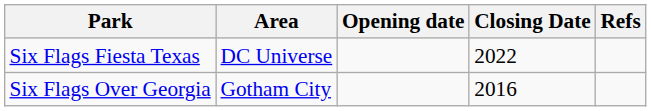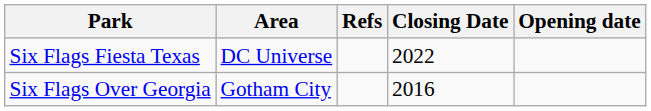columns swapped: (403, 21) <-> (621, 21)
